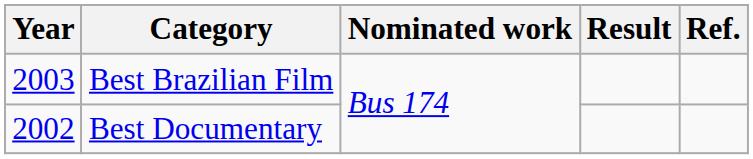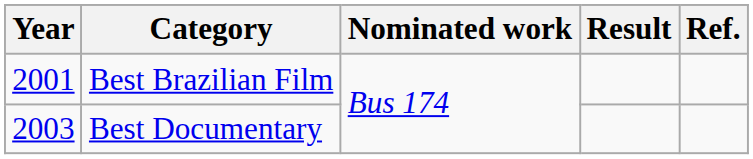(43, 78) 2003 -> (43, 78) 2001
(43, 128) 2002 -> (43, 128) 2003
